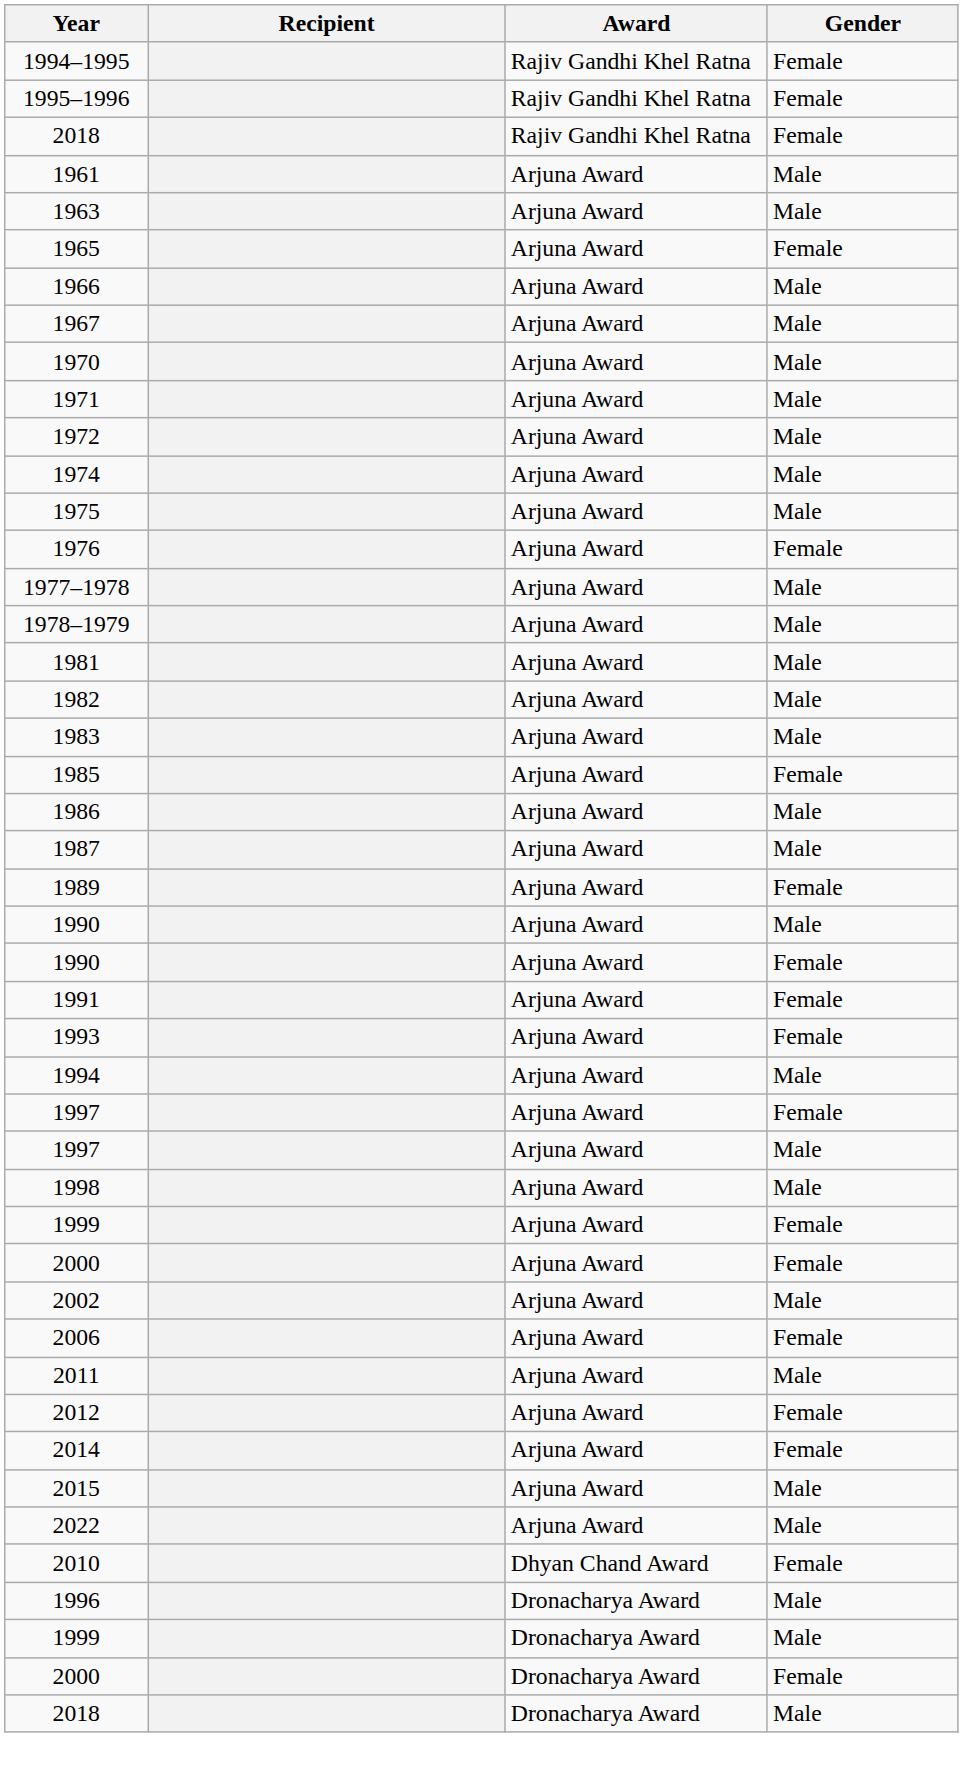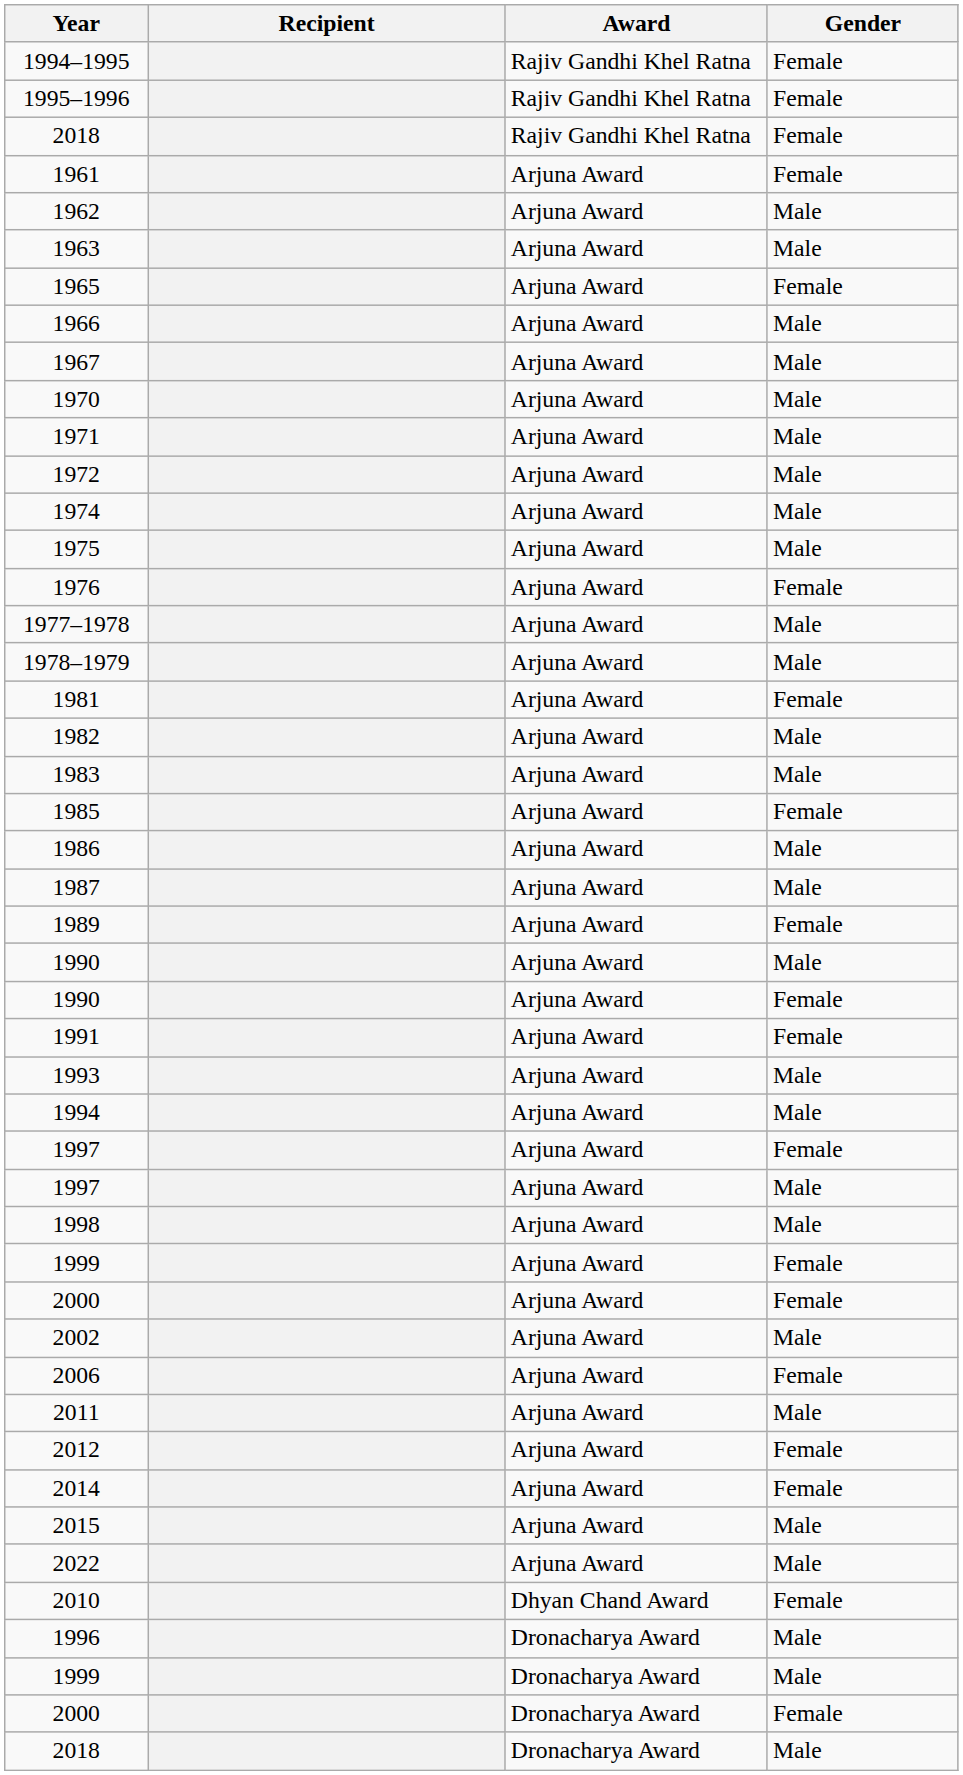(797, 173) Male -> (808, 173) Female
+ row: (76, 211)
(797, 661) Male -> (808, 699) Female
(808, 1037) Female -> (797, 1074) Male
